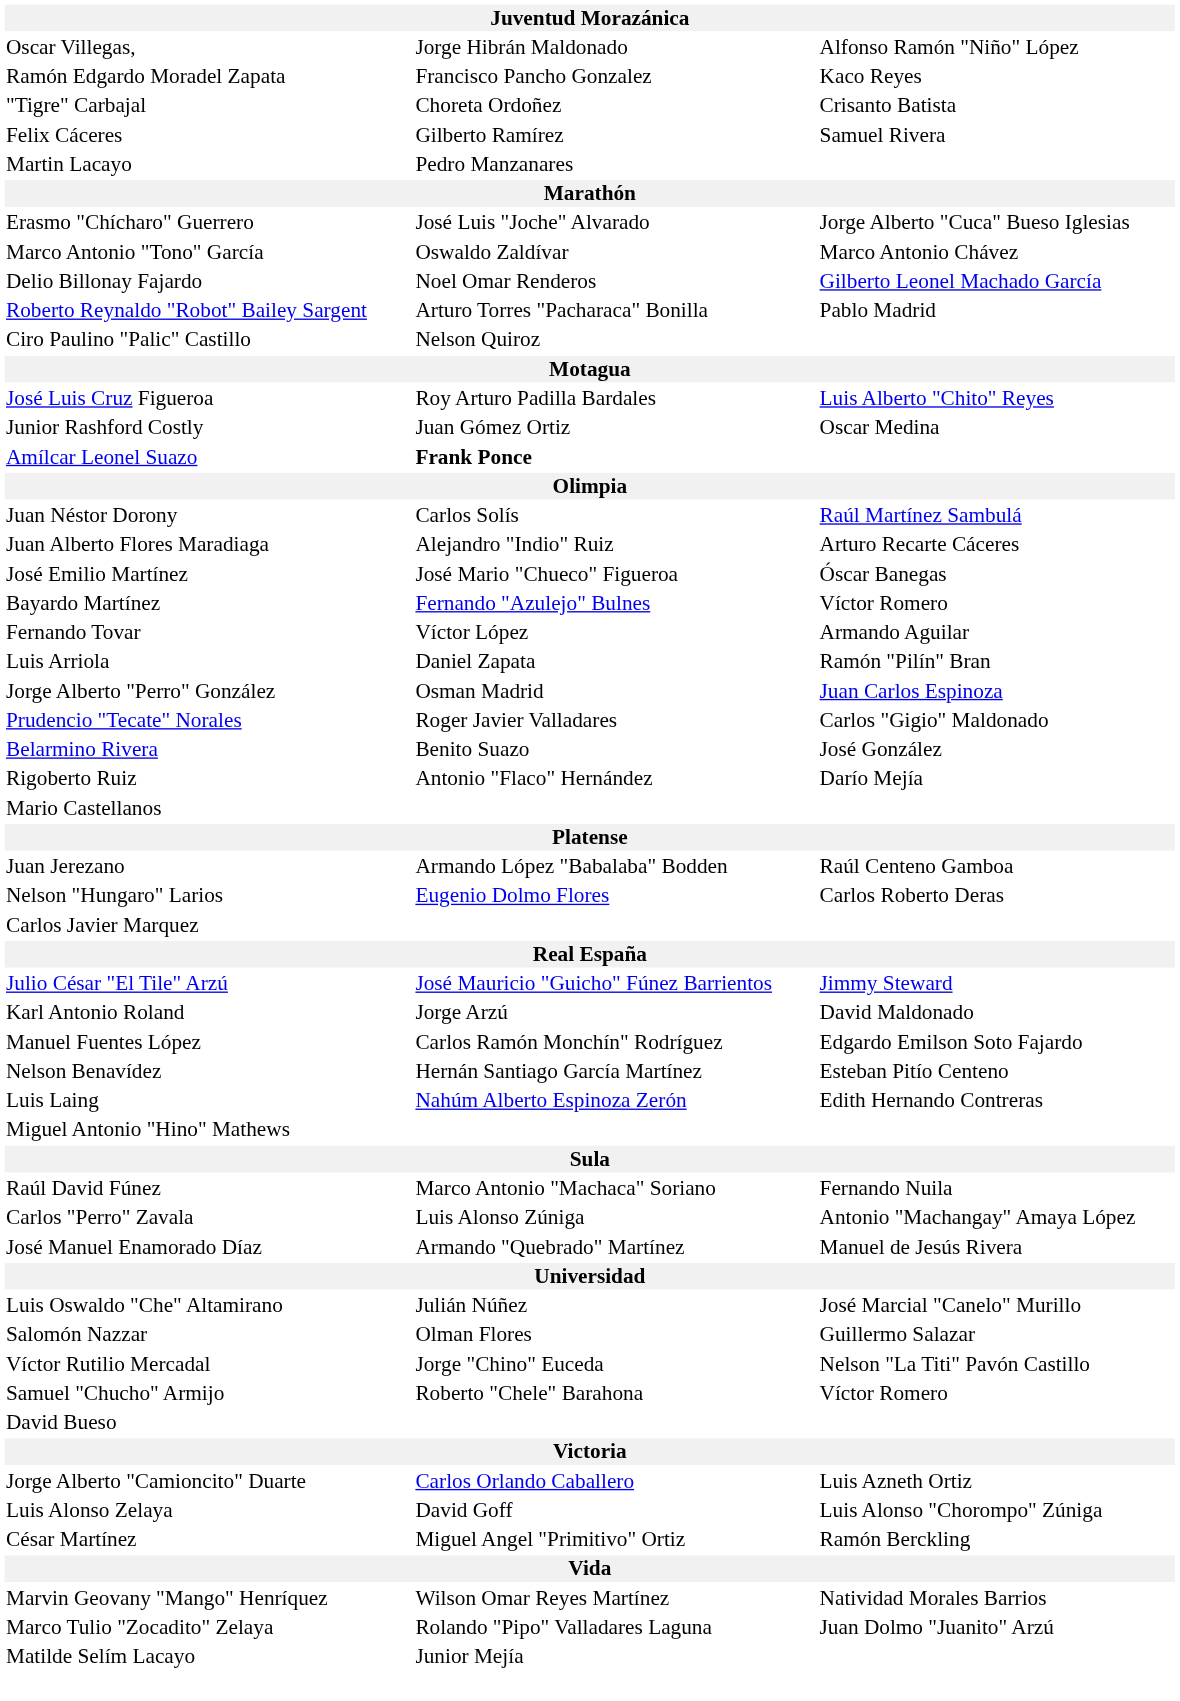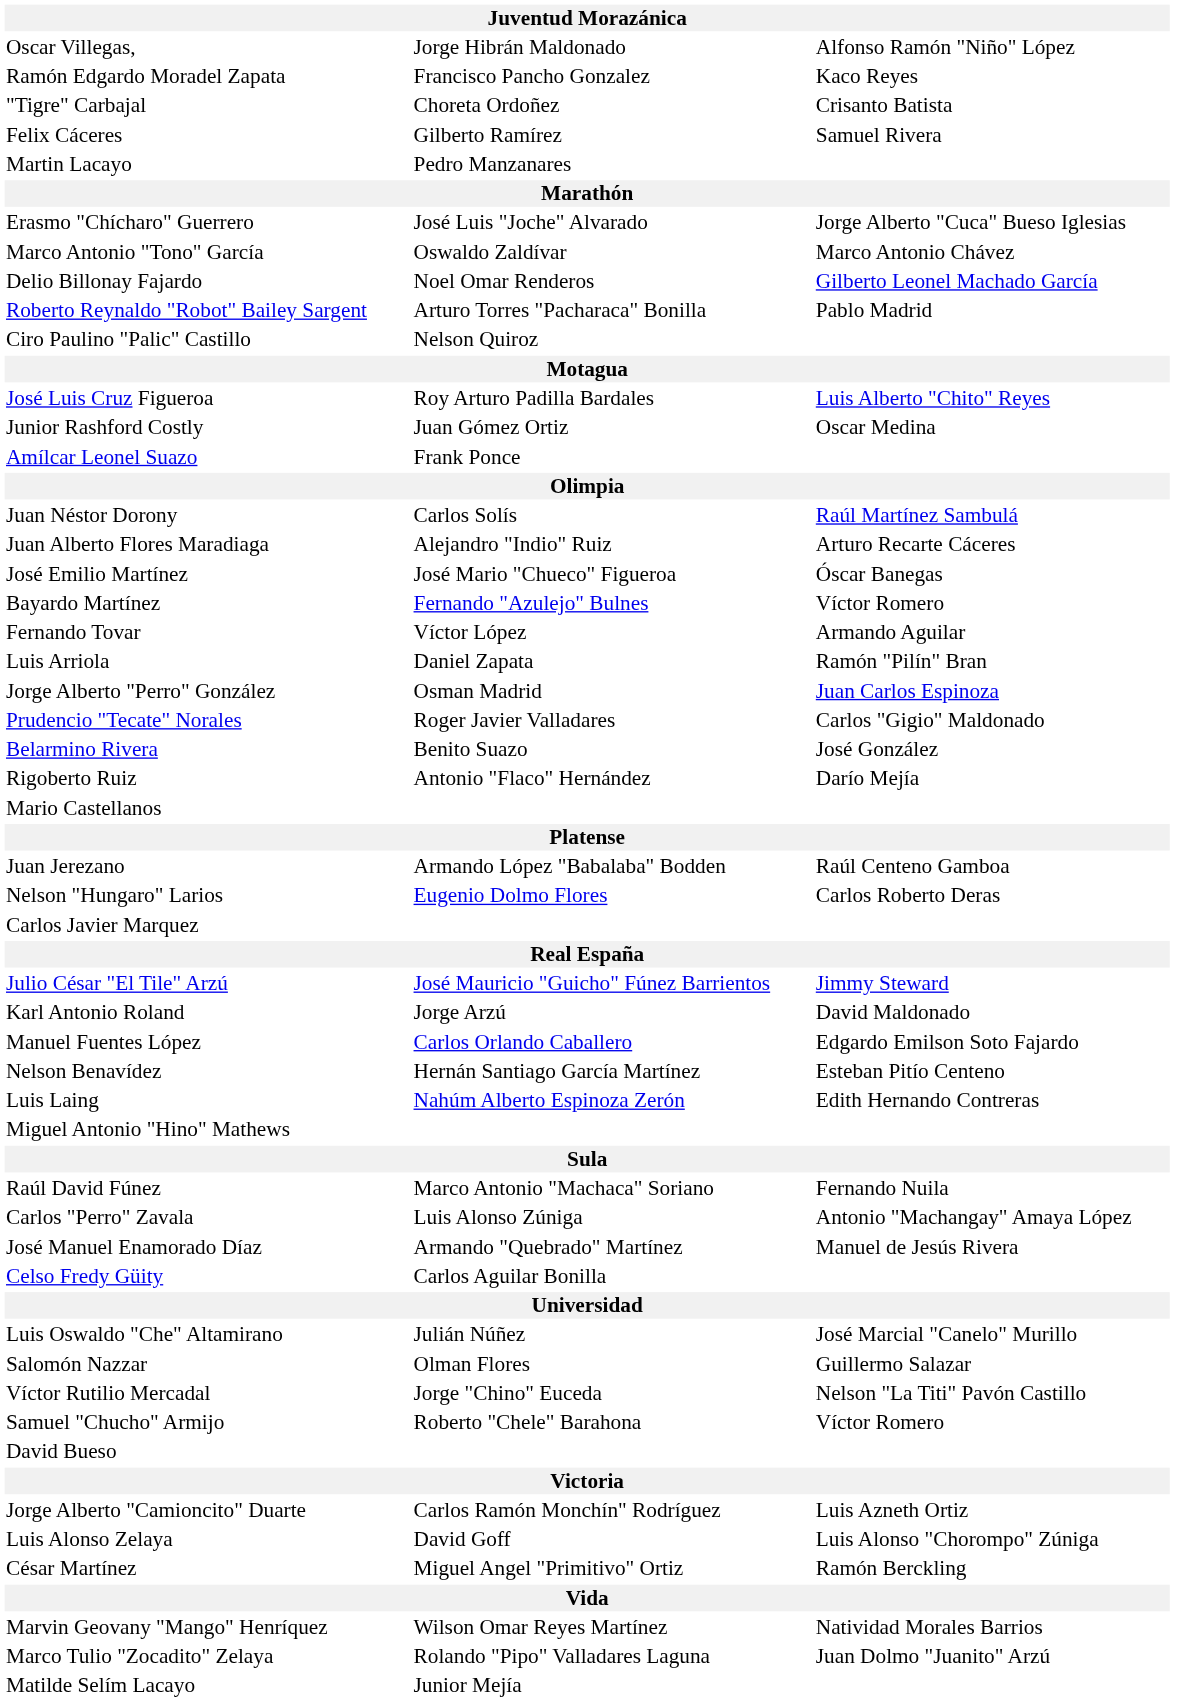(474, 456) bold -> (467, 456) normal
(569, 1041) Carlos Ramón Monchín" Rodríguez -> (523, 1041) Carlos Orlando Caballero
+ row: (85, 1275)
(525, 1480) Carlos Orlando Caballero -> (567, 1510) Carlos Ramón Monchín" Rodríguez
